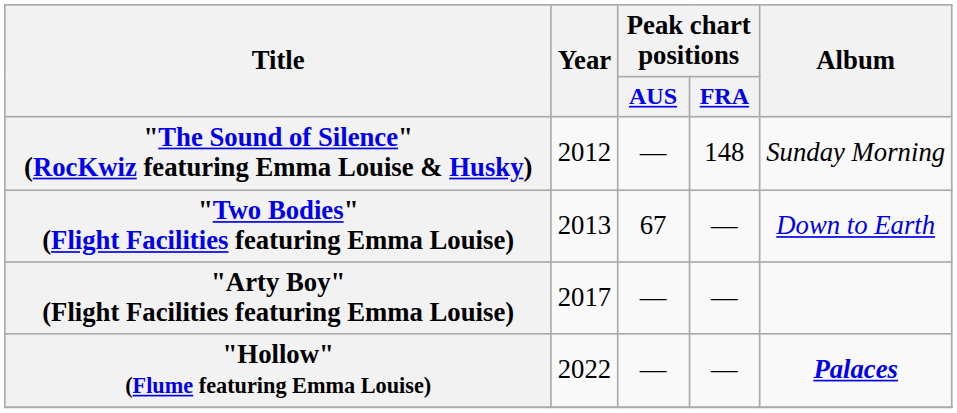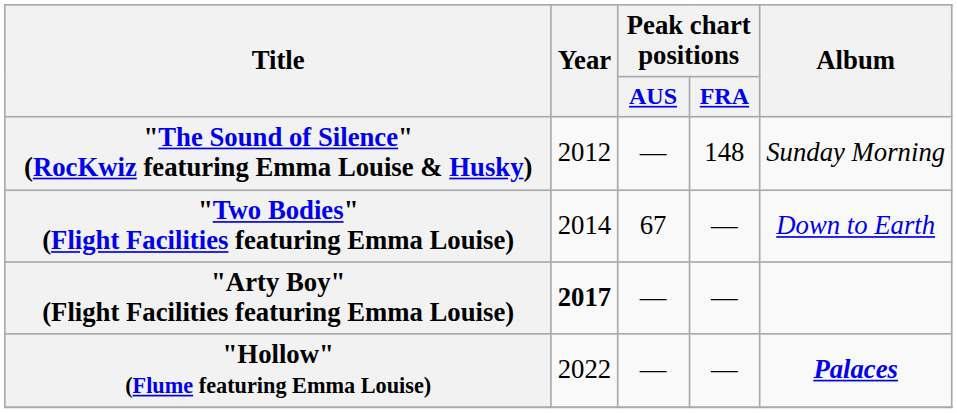(584, 225) 2013 -> (584, 225) 2014
(584, 297) normal -> (584, 297) bold
